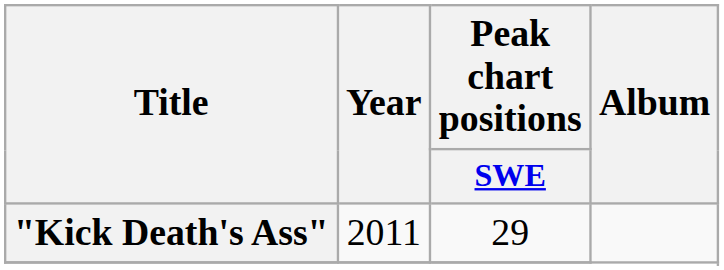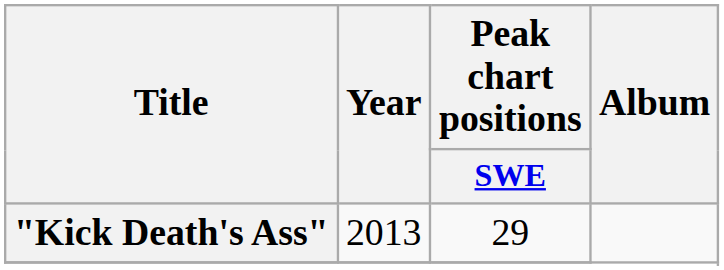(384, 232) 2011 -> (384, 232) 2013
